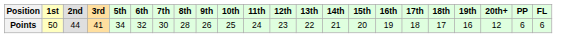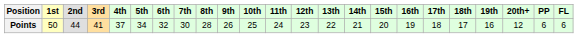+ column: (120, 11)
